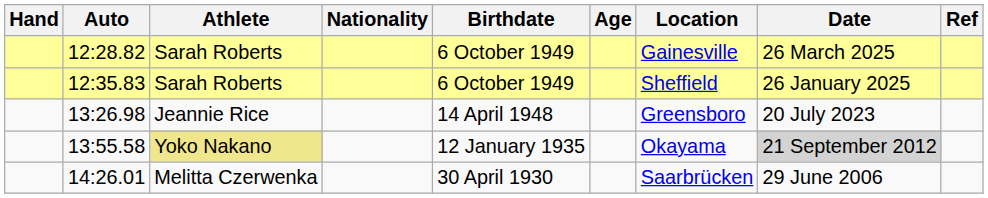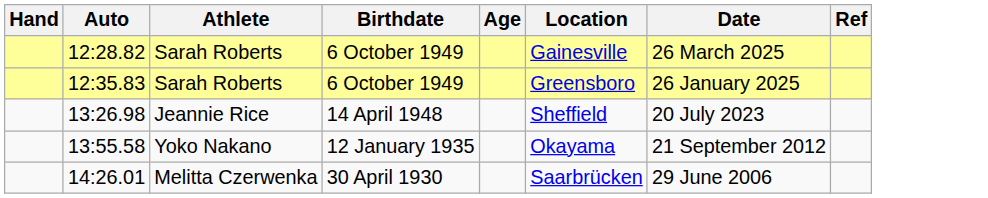- column: (377, 20)
(679, 83) Sheffield -> (583, 83) Greensboro
(693, 114) Greensboro -> (569, 114) Sheffield
(213, 146) khaki background -> (213, 146) no background
(850, 146) lightgrey background -> (739, 146) no background
